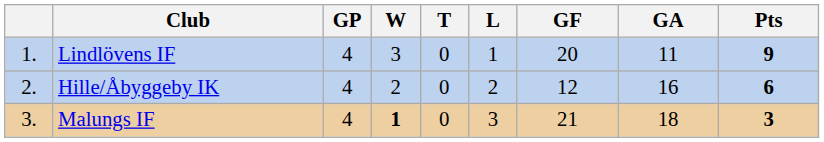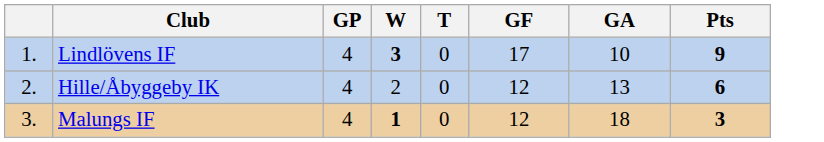- column: (493, 20)
(396, 53) normal -> (396, 53) bold
(567, 53) 20 -> (519, 53) 17
(668, 53) 11 -> (619, 53) 10
(668, 86) 16 -> (619, 86) 13
(567, 119) 21 -> (519, 119) 12
